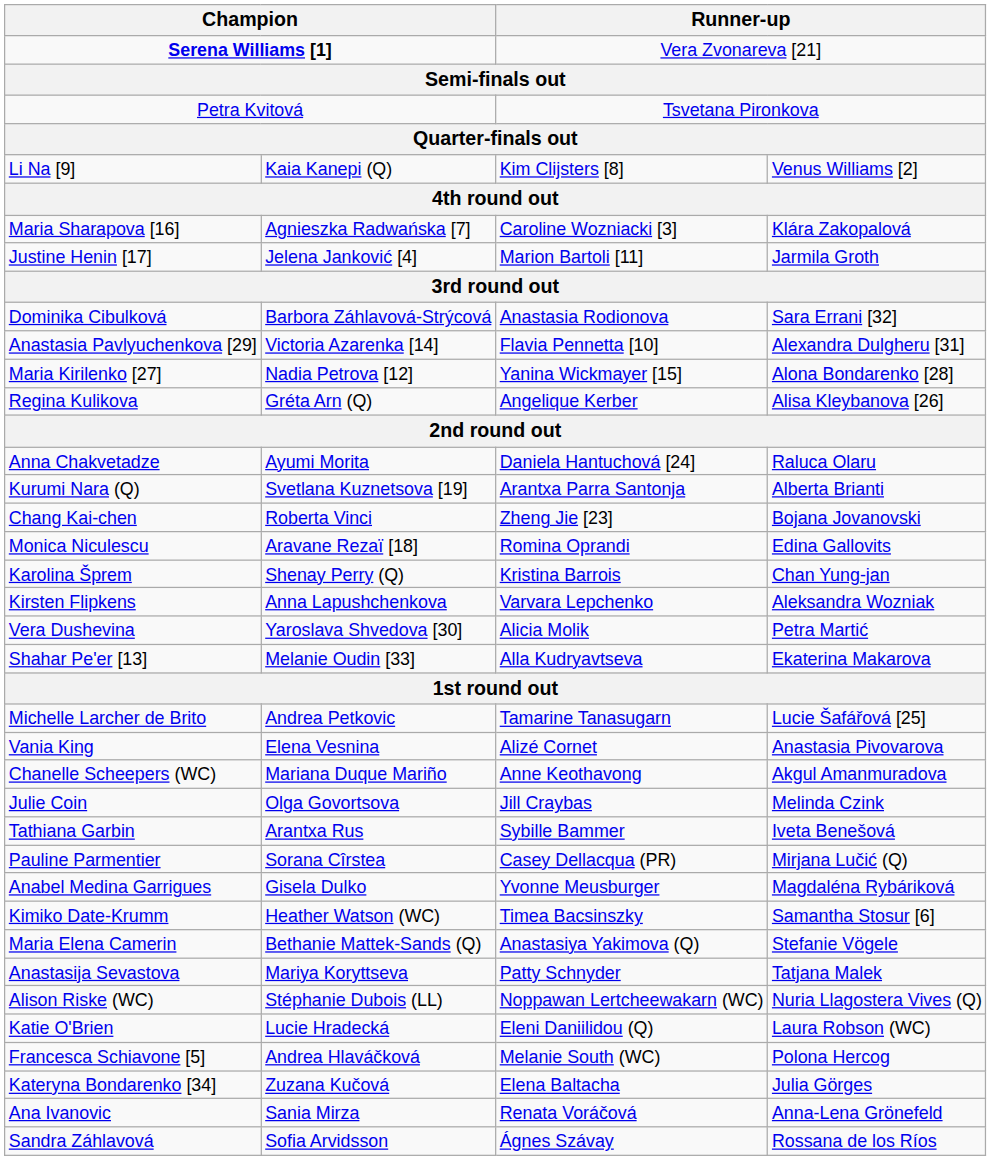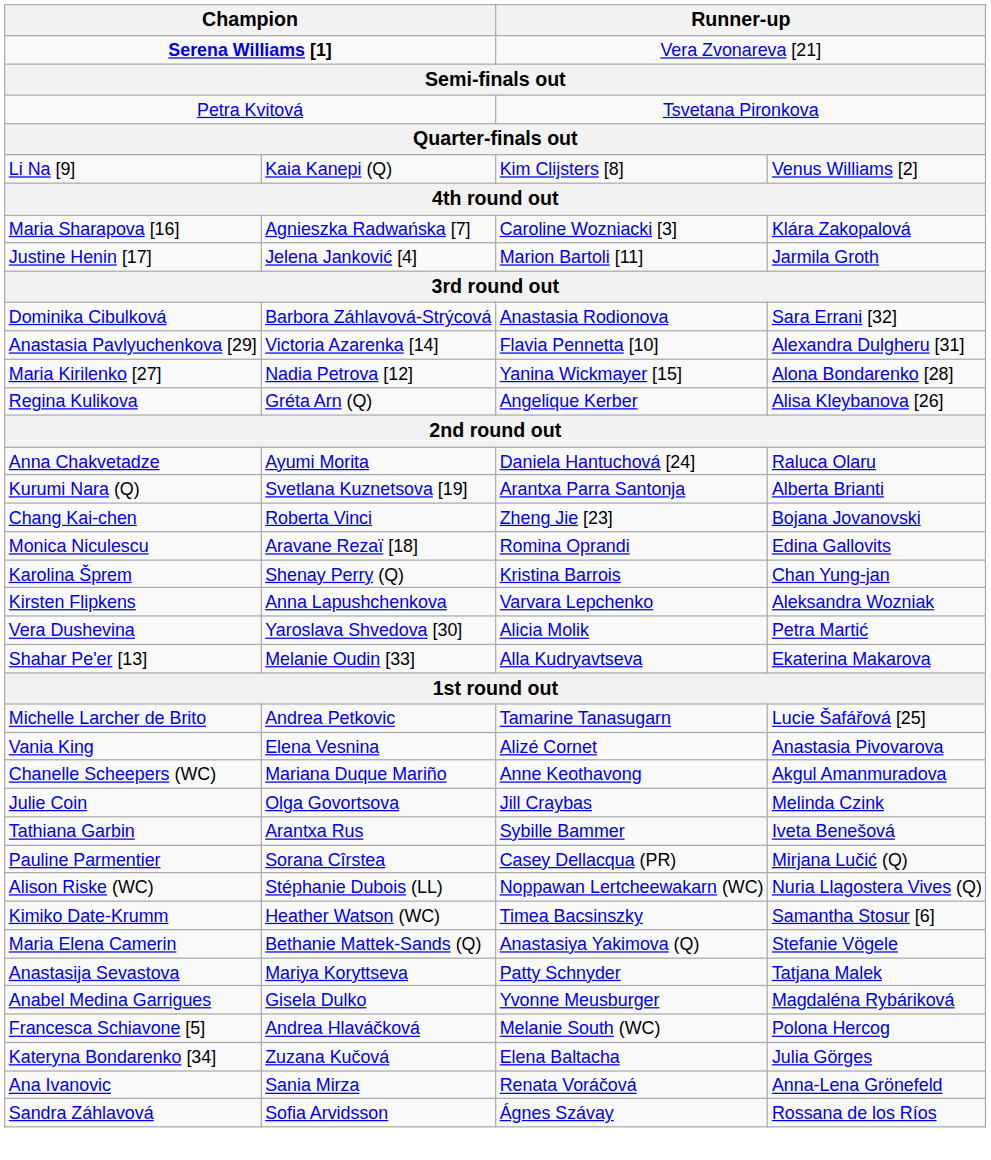rows swapped: (110, 888) <-> (81, 1000)
- row: (61, 1029)
